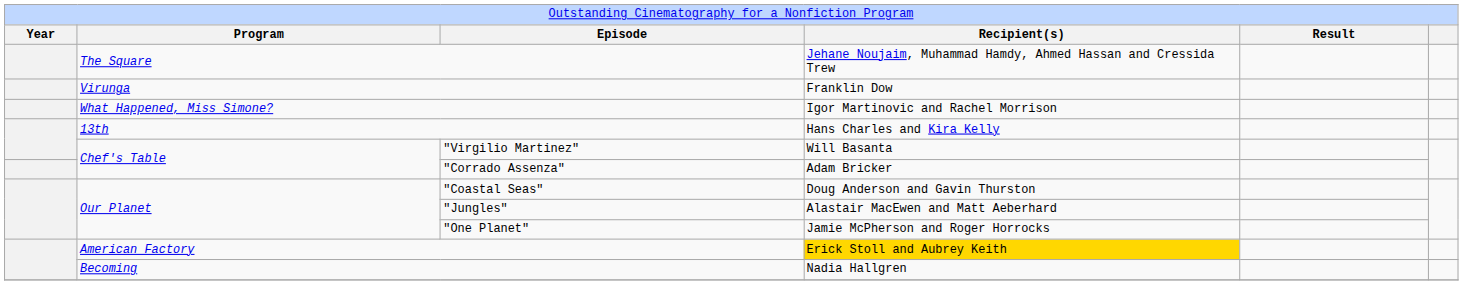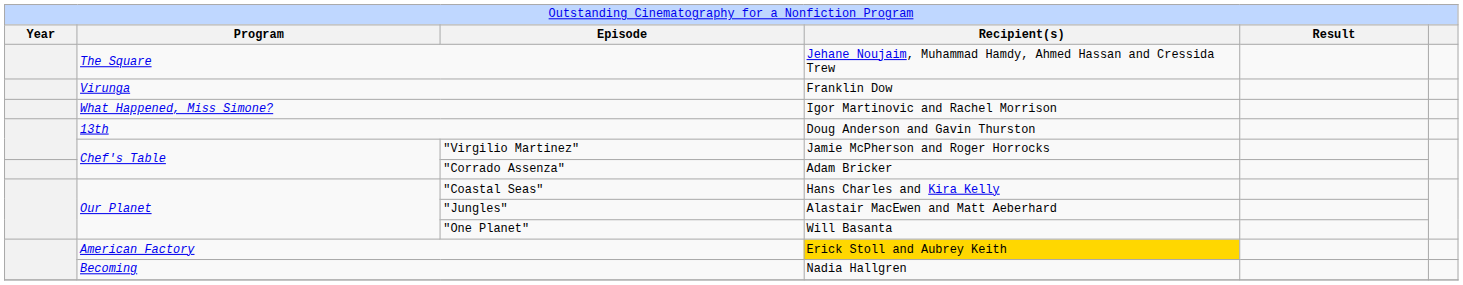(903, 129) Hans Charles and Kira Kelly -> (921, 129) Doug Anderson and Gavin Thurston
(849, 149) Will Basanta -> (928, 149) Jamie McPherson and Roger Horrocks
(921, 189) Doug Anderson and Gavin Thurston -> (903, 189) Hans Charles and Kira Kelly
(928, 229) Jamie McPherson and Roger Horrocks -> (849, 229) Will Basanta
